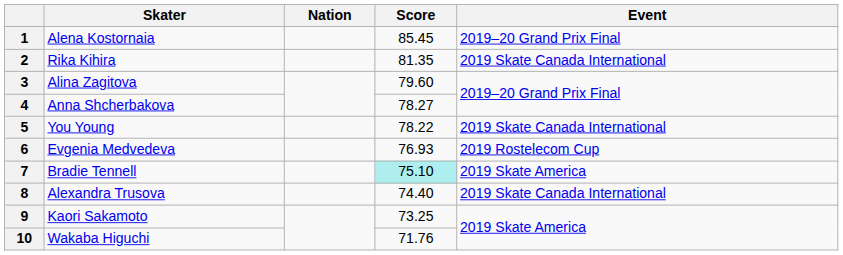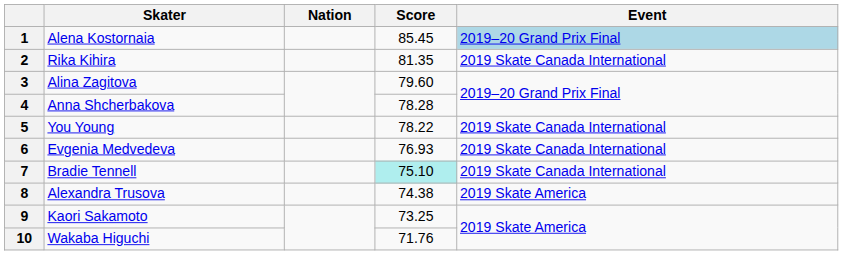(540, 37) no background -> (540, 37) lightblue background
(416, 104) 78.27 -> (416, 104) 78.28
(530, 149) 2019 Rostelecom Cup -> (563, 149) 2019 Skate Canada International
(523, 171) 2019 Skate America -> (563, 171) 2019 Skate Canada International
(416, 194) 74.40 -> (416, 194) 74.38
(563, 194) 2019 Skate Canada International -> (523, 194) 2019 Skate America
